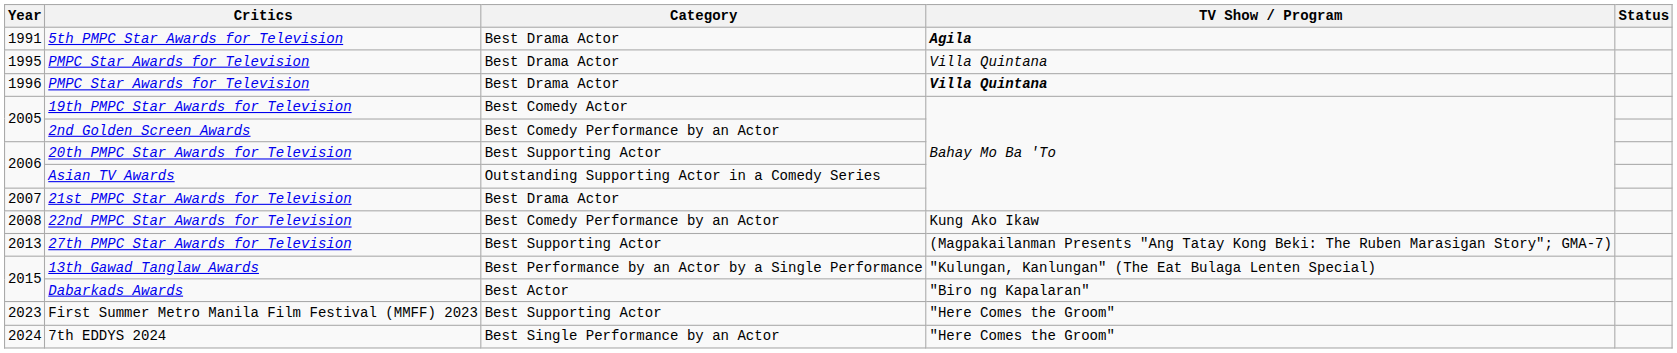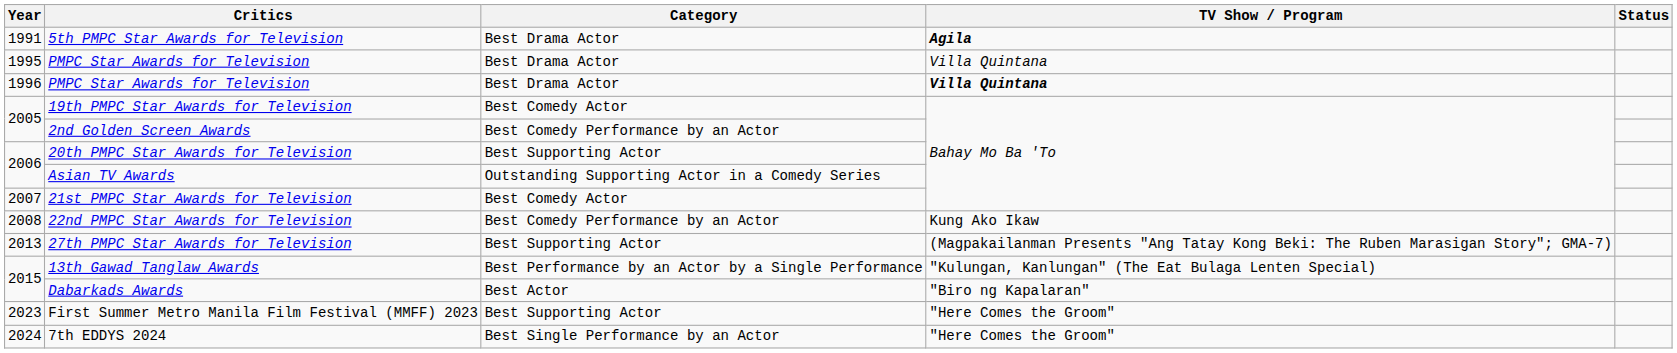(552, 199) Best Drama Actor -> (556, 199) Best Comedy Actor
